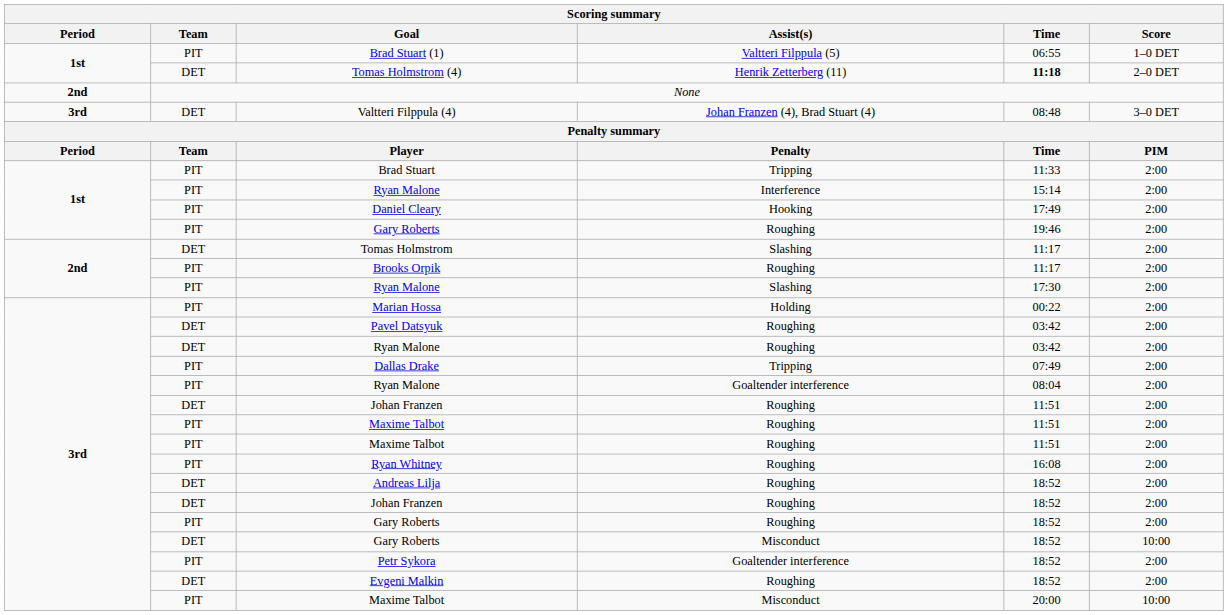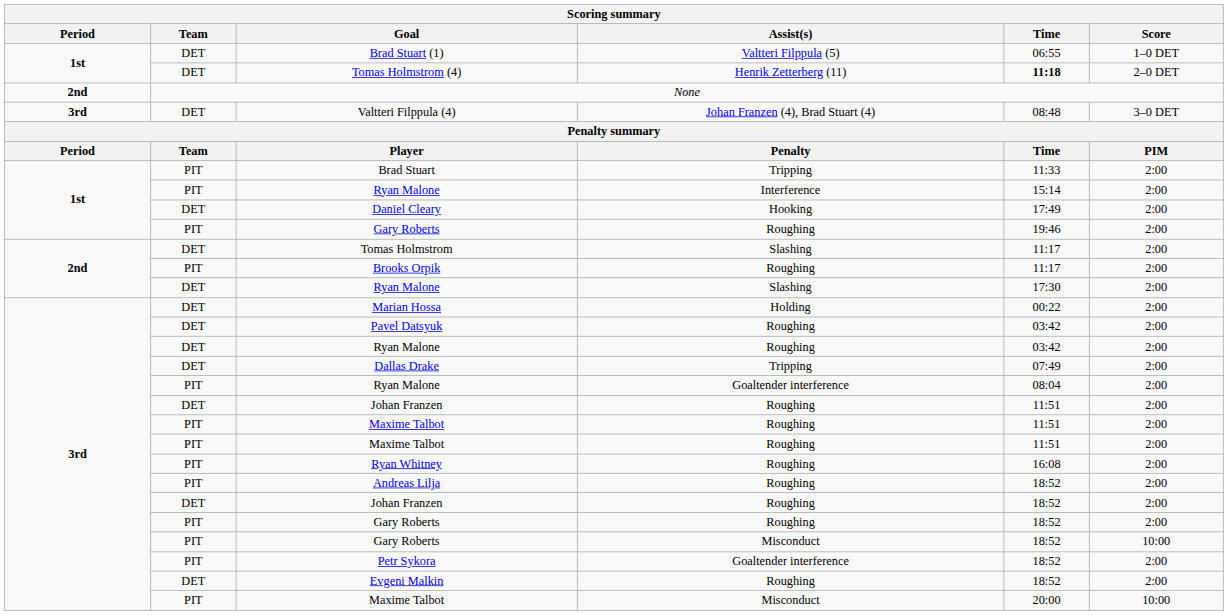(193, 53) PIT -> (193, 53) DET
(193, 209) PIT -> (193, 209) DET
(193, 287) PIT -> (193, 287) DET
(193, 307) PIT -> (193, 307) DET
(193, 365) PIT -> (193, 365) DET
(193, 483) DET -> (193, 483) PIT
(193, 541) DET -> (193, 541) PIT
